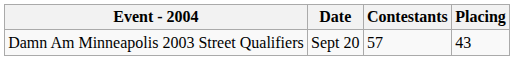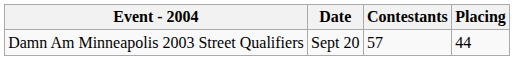(463, 42) 43 -> (463, 42) 44
